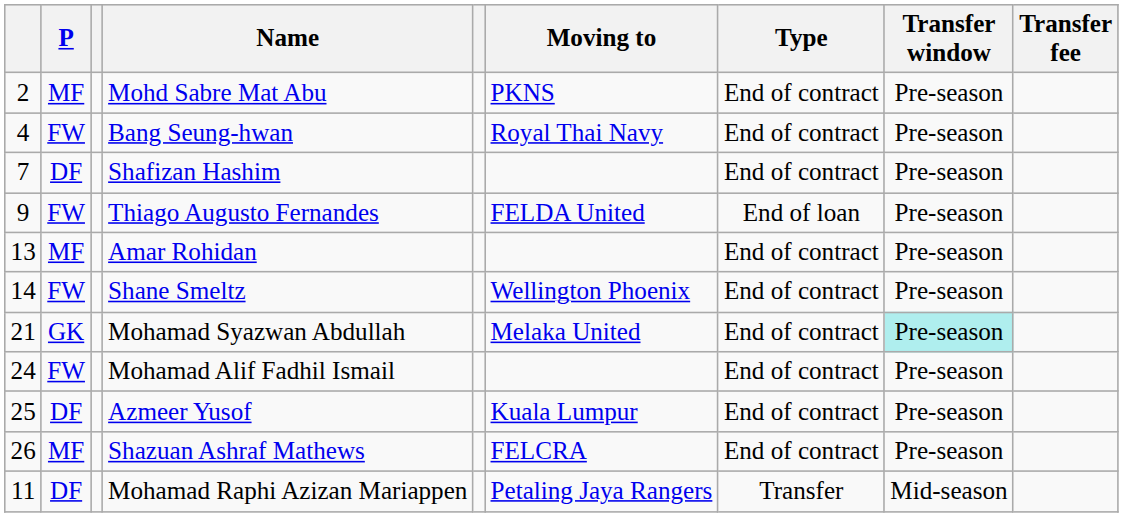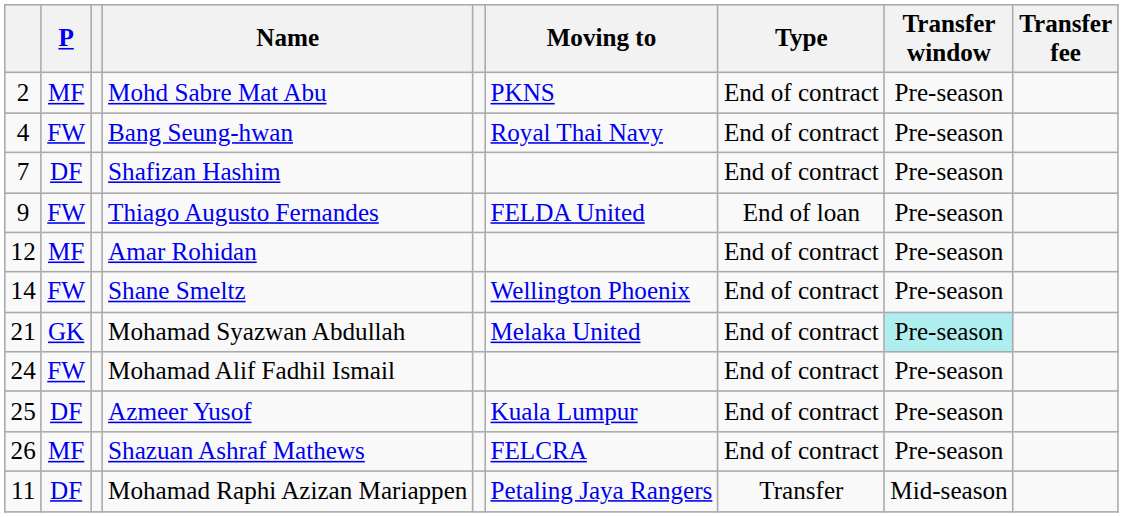(23, 251) 13 -> (23, 251) 12
